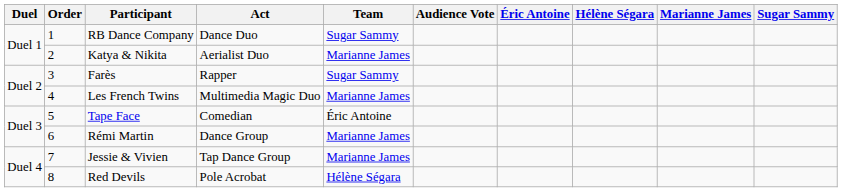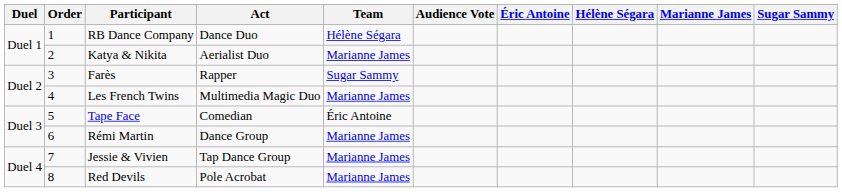(362, 34) Sugar Sammy -> (364, 34) Hélène Ségara
(364, 177) Hélène Ségara -> (368, 177) Marianne James
